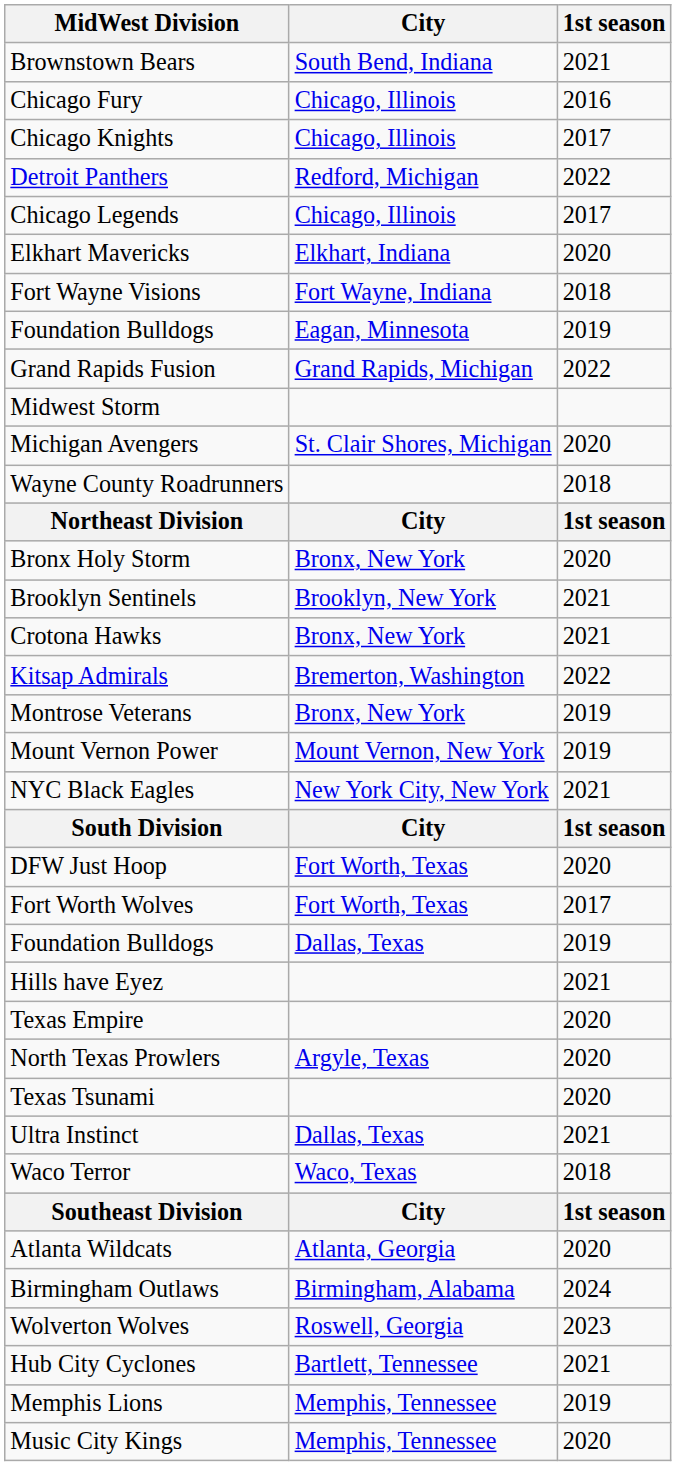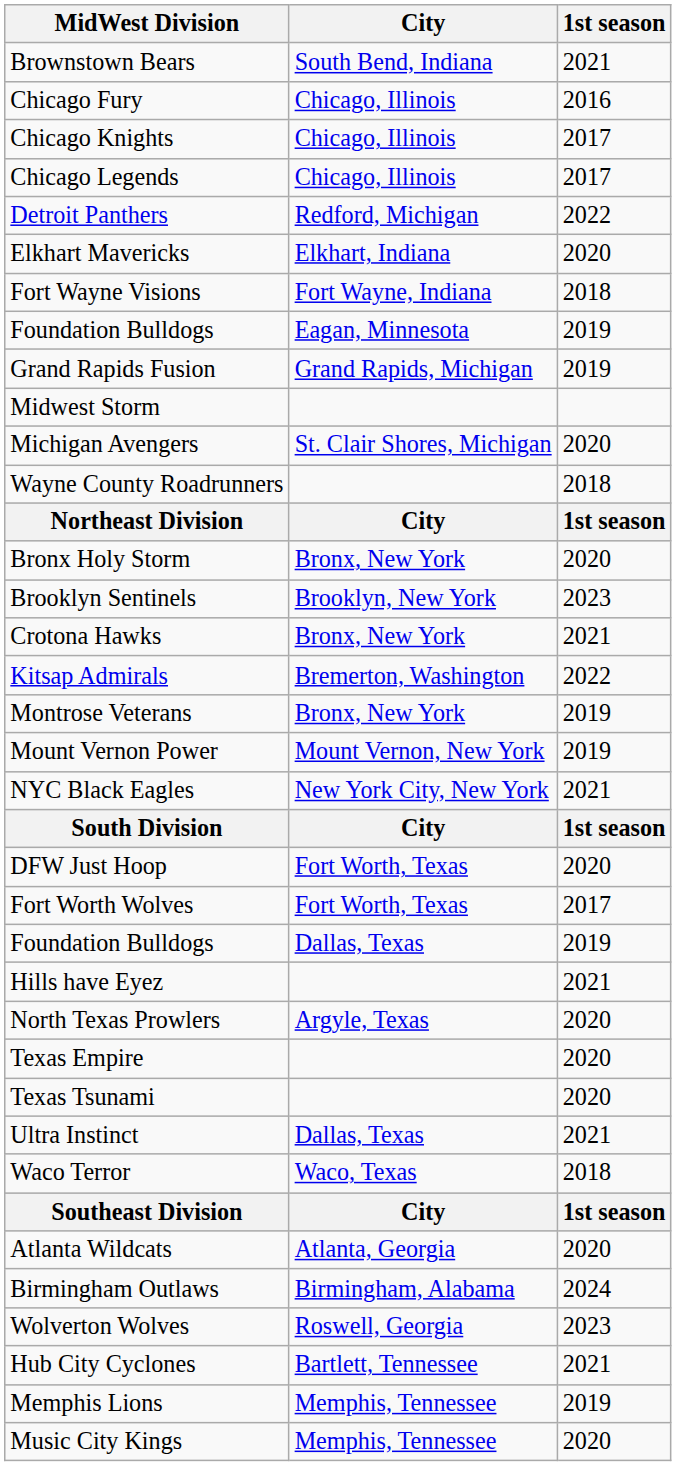rows swapped: (95, 215) <-> (89, 176)
(587, 368) 2022 -> (587, 368) 2019
(587, 598) 2021 -> (587, 598) 2023
rows swapped: (115, 1058) <-> (77, 1019)
